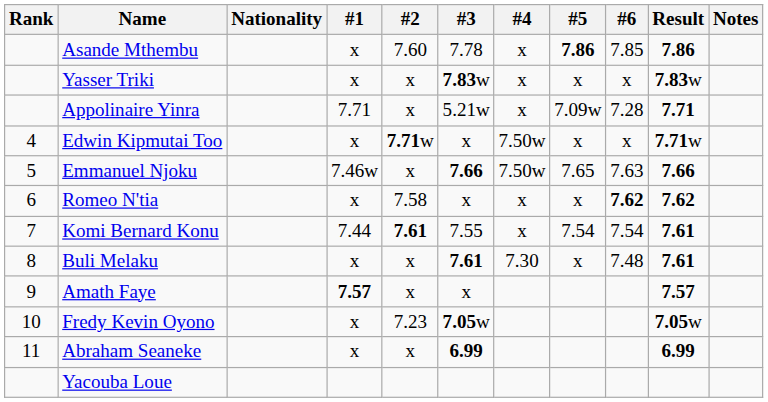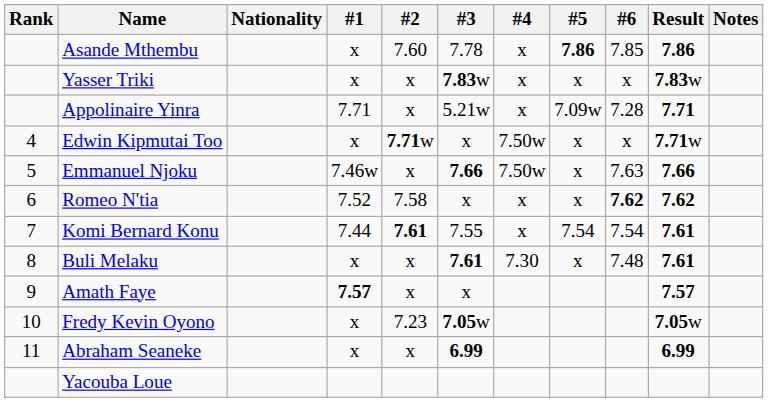(578, 170) 7.65 -> (578, 170) x
(354, 200) x -> (354, 200) 7.52
